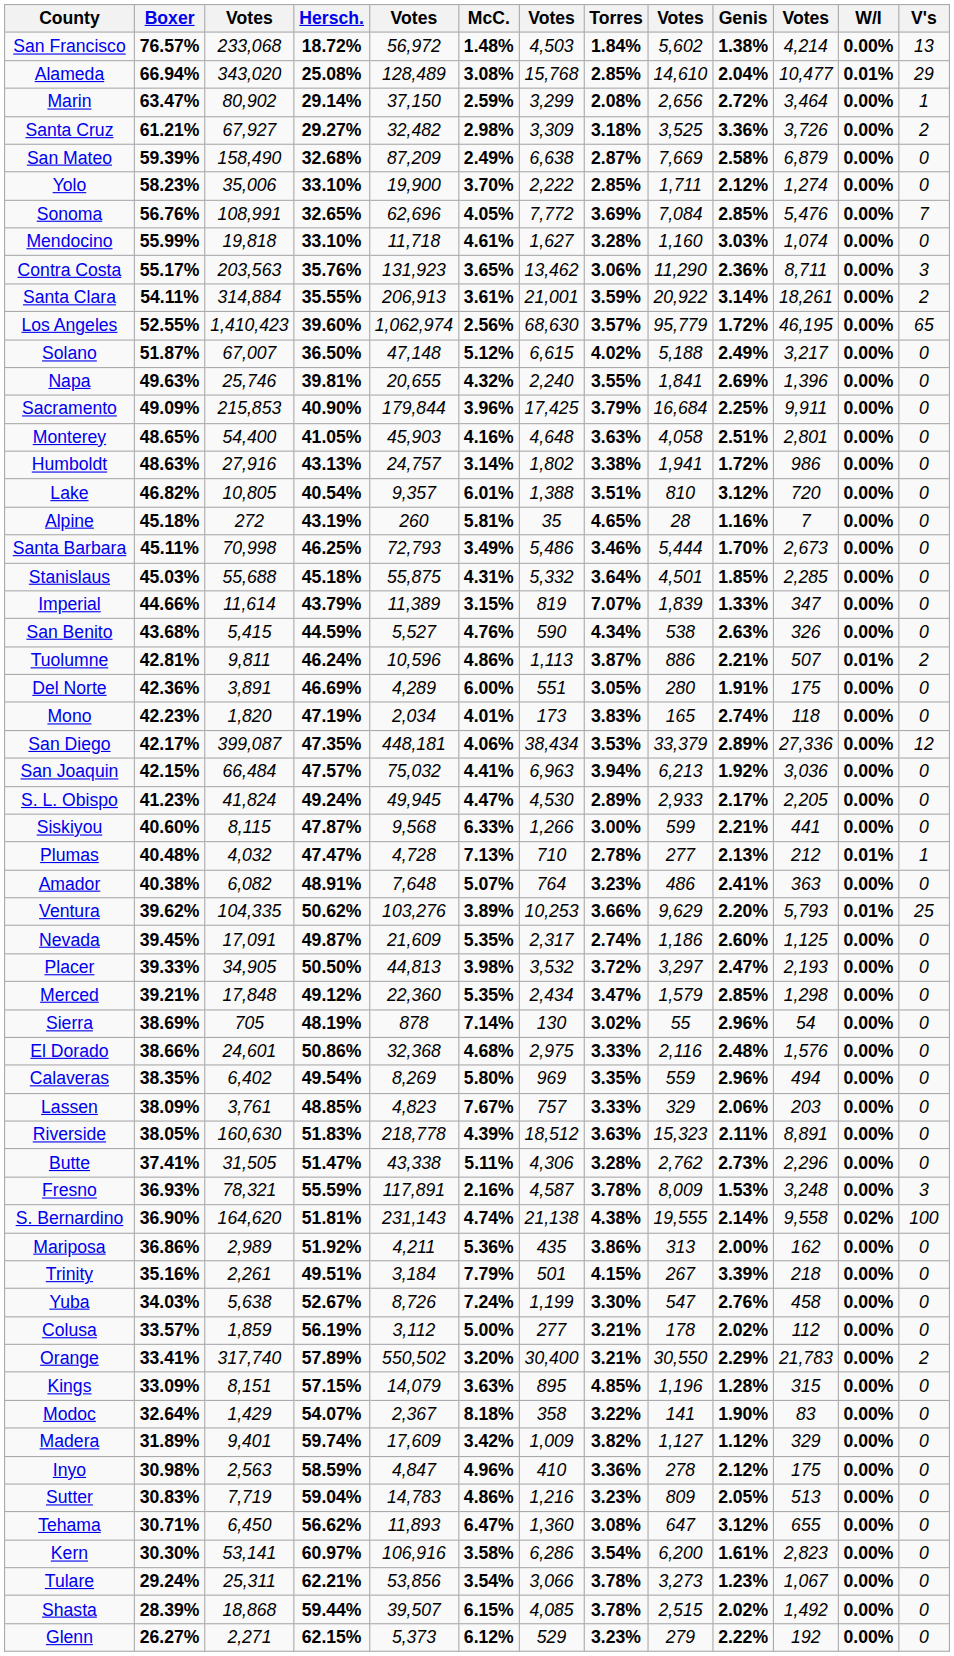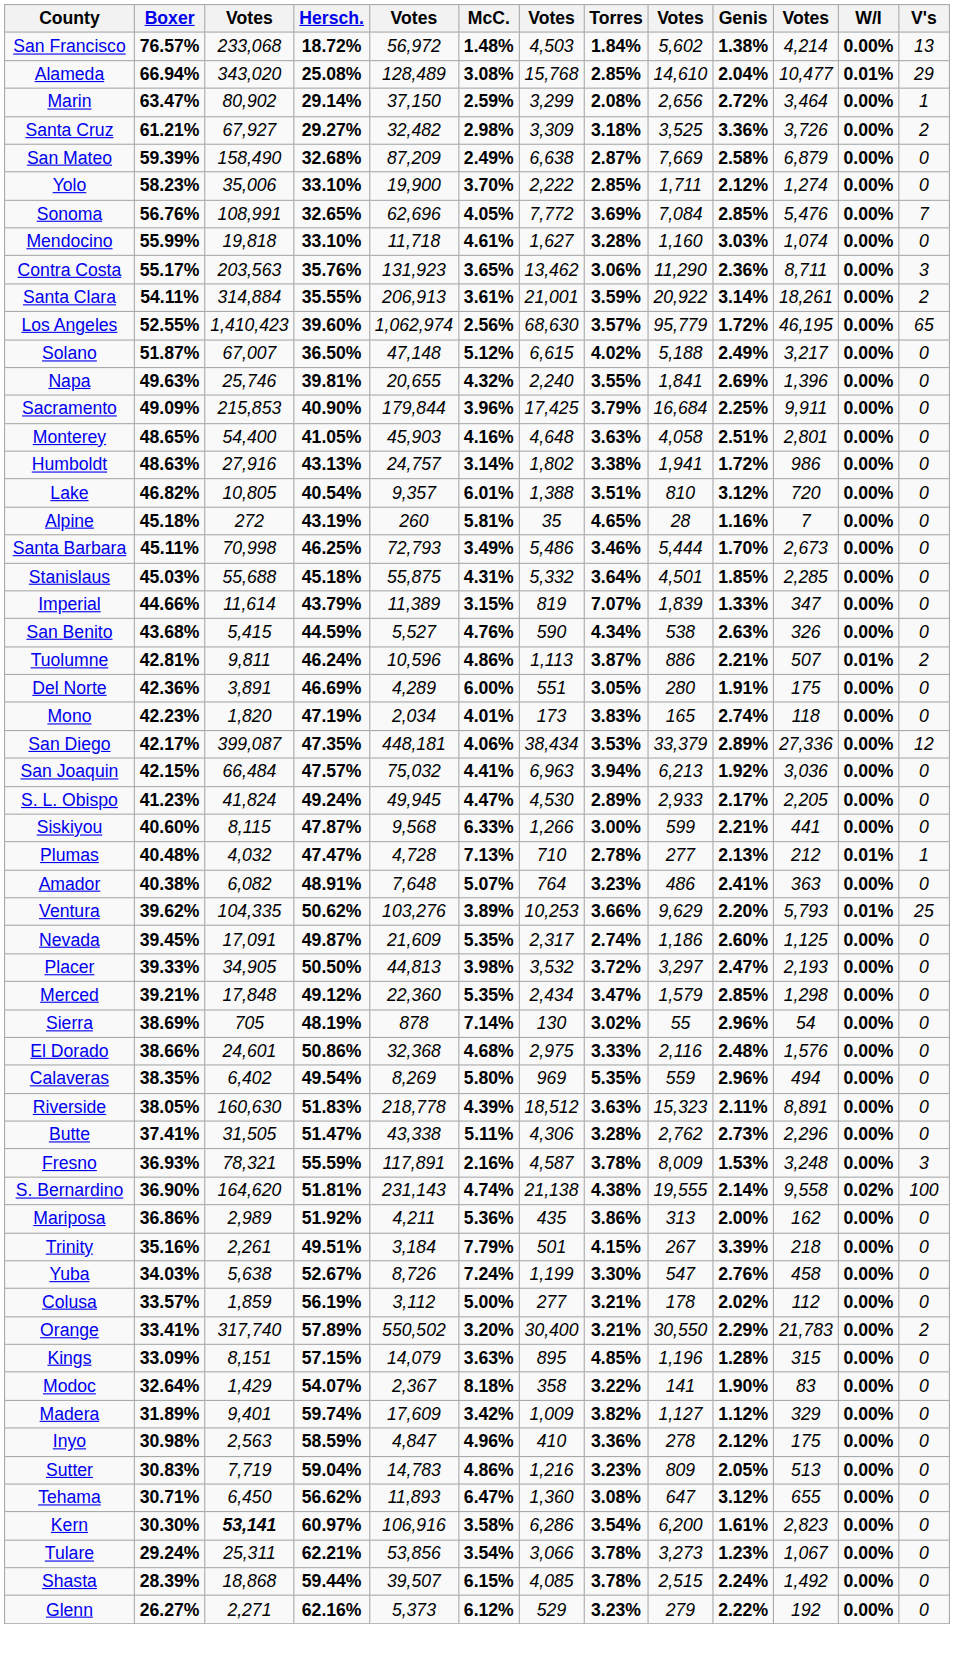(616, 1079) 3.35% -> (616, 1079) 5.35%
- row: (69, 1107)
(249, 1553) normal -> (249, 1525) bold
(743, 1609) 2.02% -> (743, 1581) 2.24%
(332, 1637) 62.15% -> (332, 1609) 62.16%
